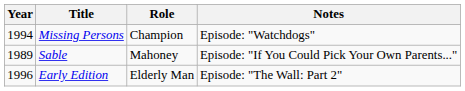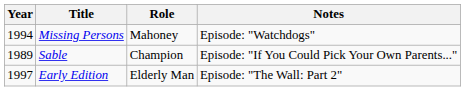(156, 34) Champion -> (154, 34) Mahoney
(154, 55) Mahoney -> (156, 55) Champion
(20, 75) 1996 -> (20, 75) 1997
